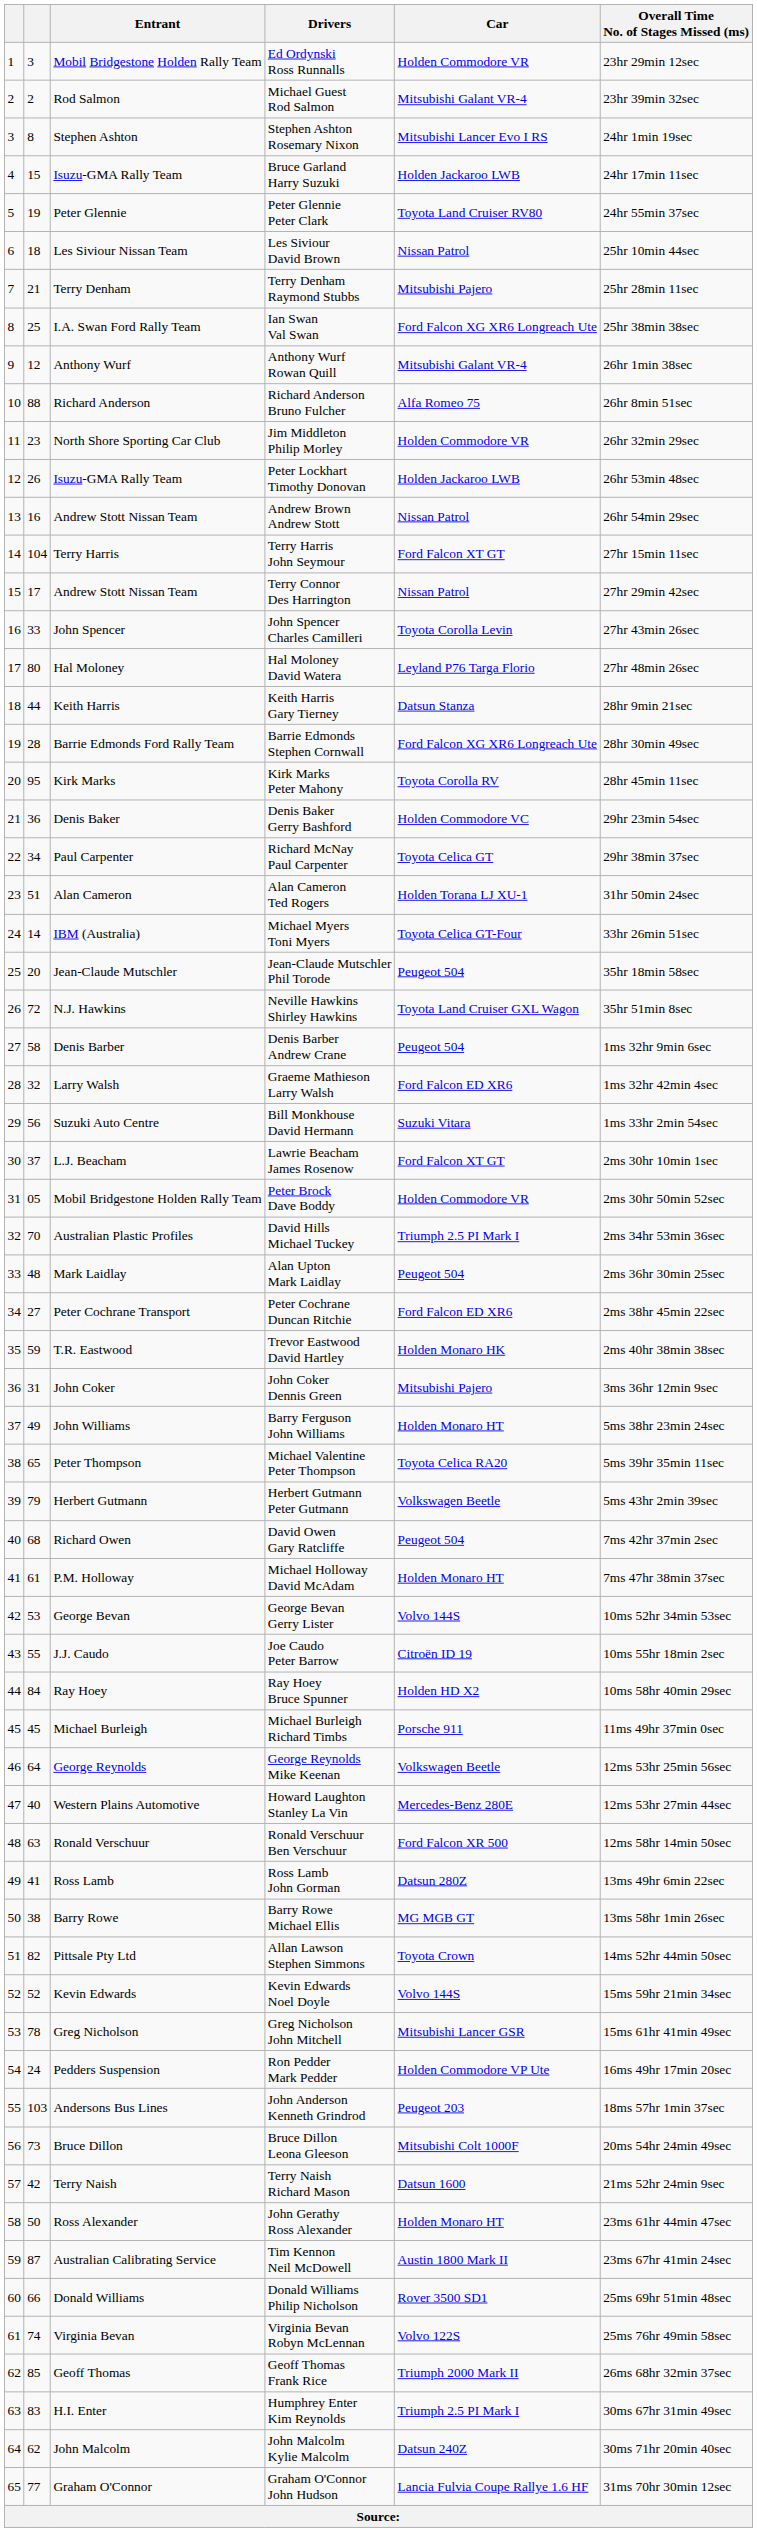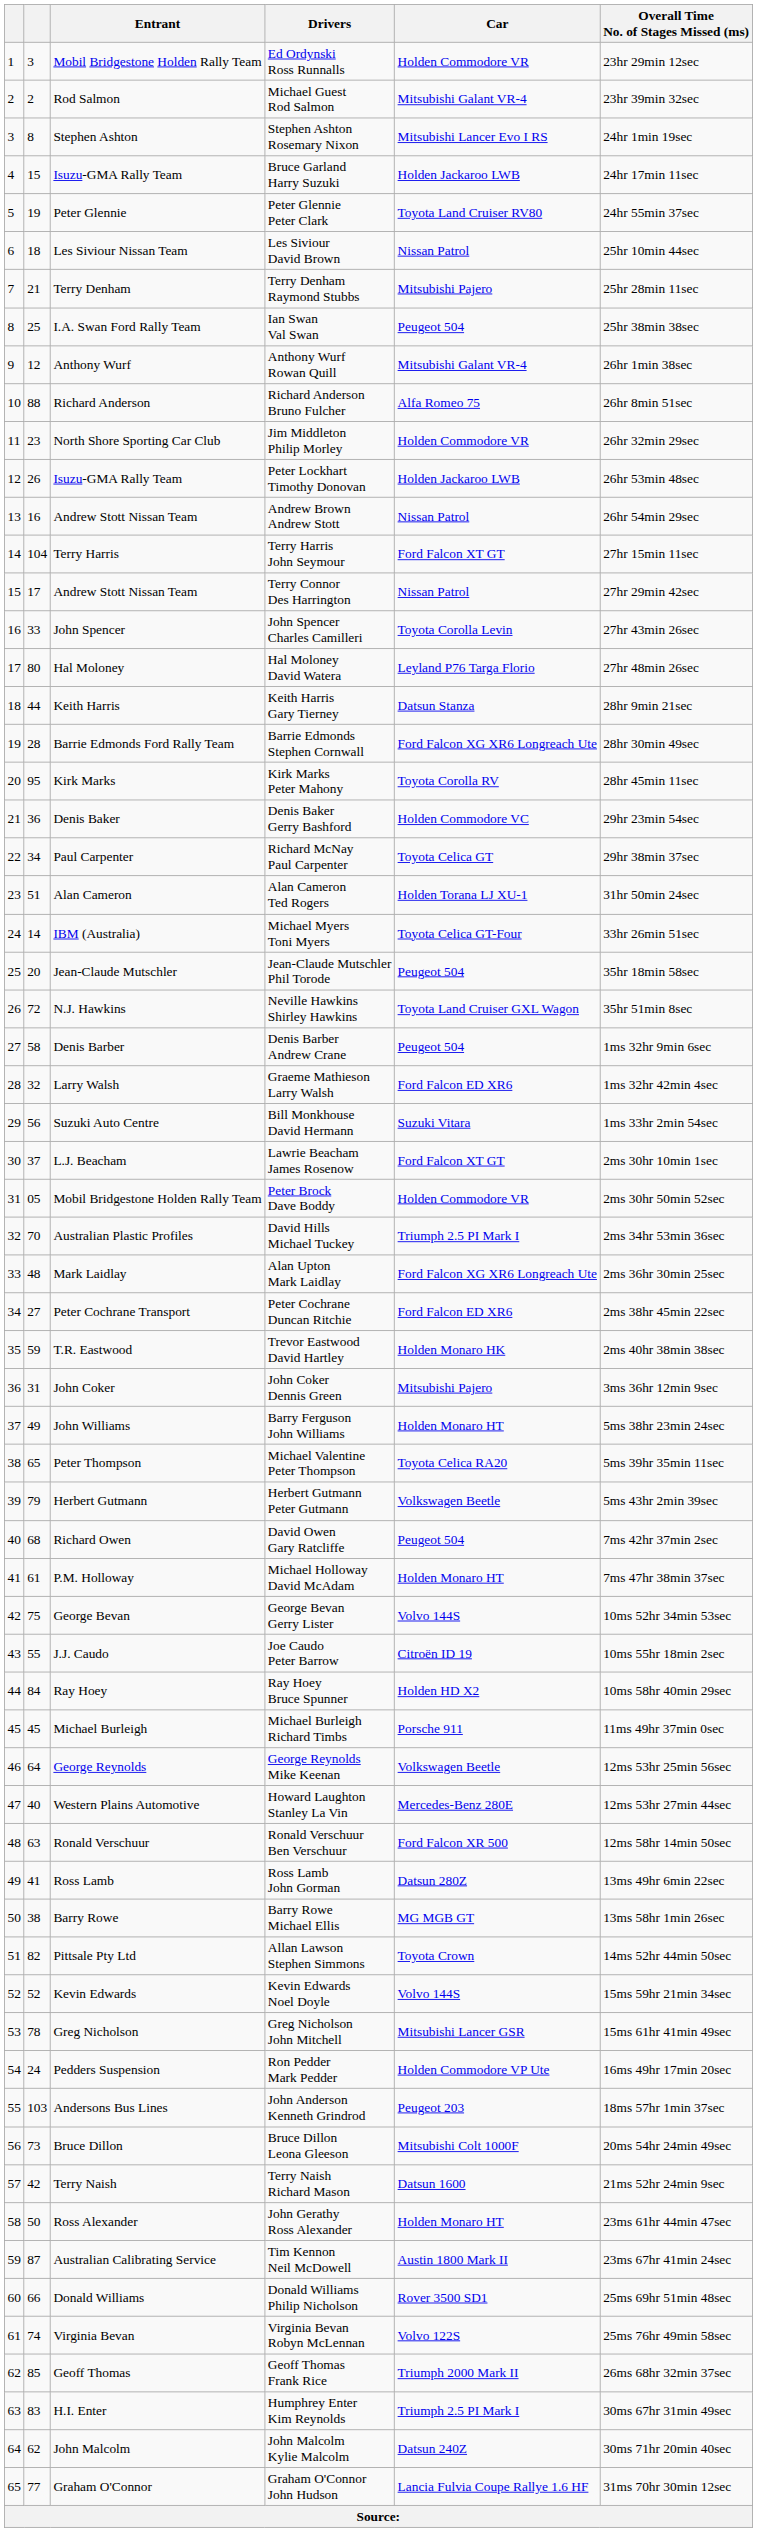(497, 326) Ford Falcon XG XR6 Longreach Ute -> (431, 326) Peugeot 504
(431, 1274) Peugeot 504 -> (497, 1274) Ford Falcon XG XR6 Longreach Ute
(34, 1615) 53 -> (34, 1615) 75
